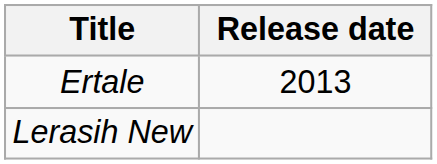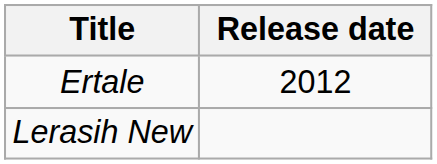(316, 81) 2013 -> (316, 81) 2012
